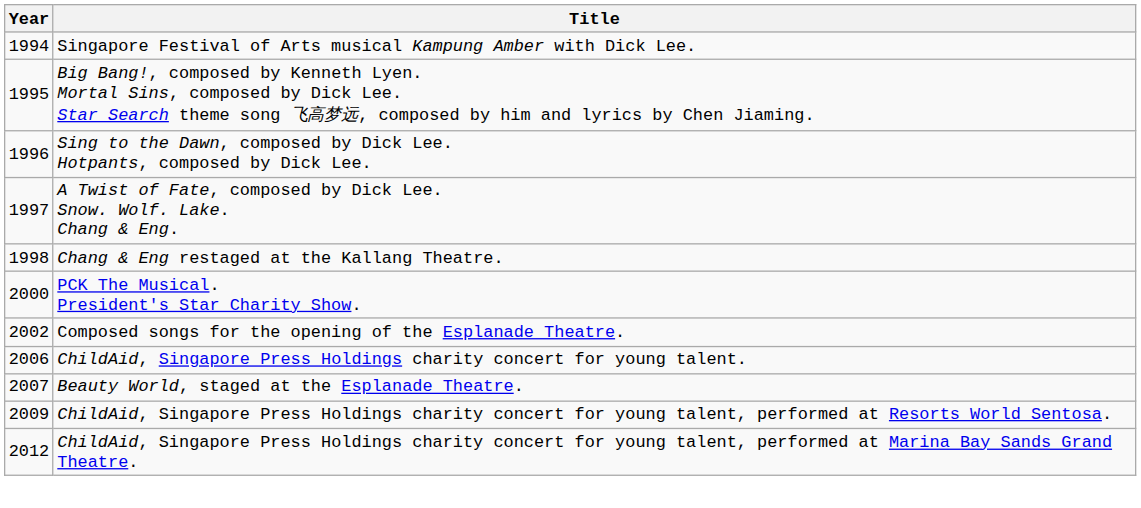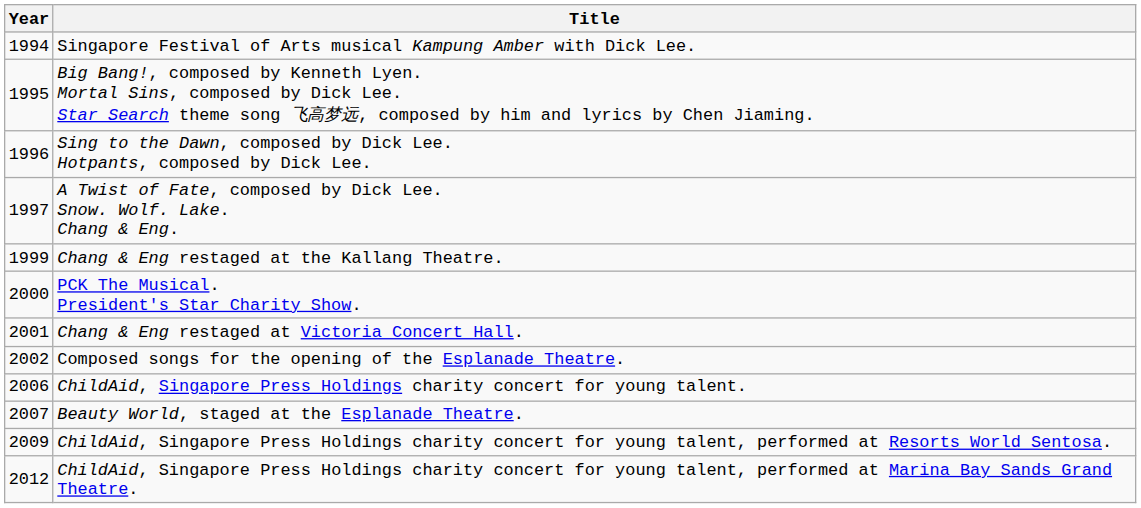(29, 258) 1998 -> (29, 258) 1999
+ row: (291, 332)
